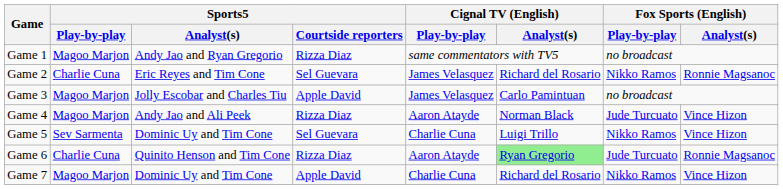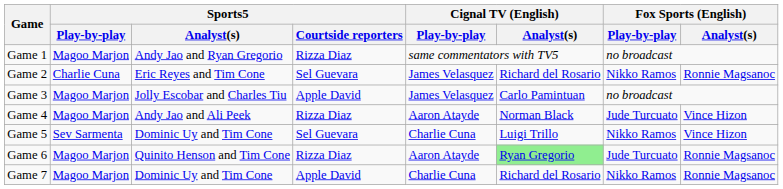(86, 154) Charlie Cuna -> (91, 154) Magoo Marjon
(715, 174) Vince Hizon -> (729, 174) Ronnie Magsanoc
